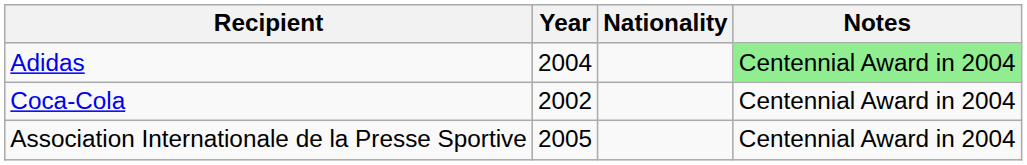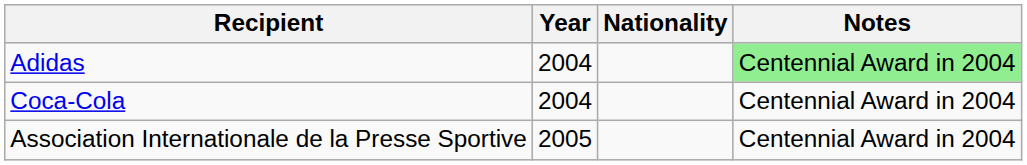(565, 100) 2002 -> (565, 100) 2004
